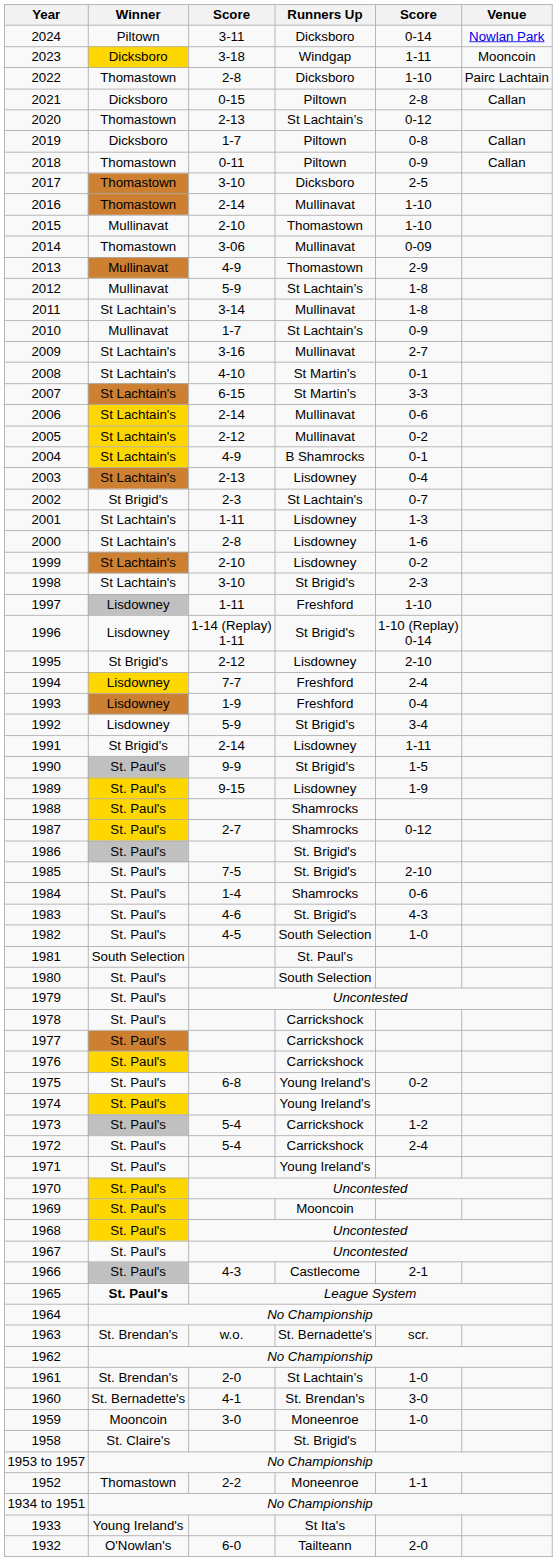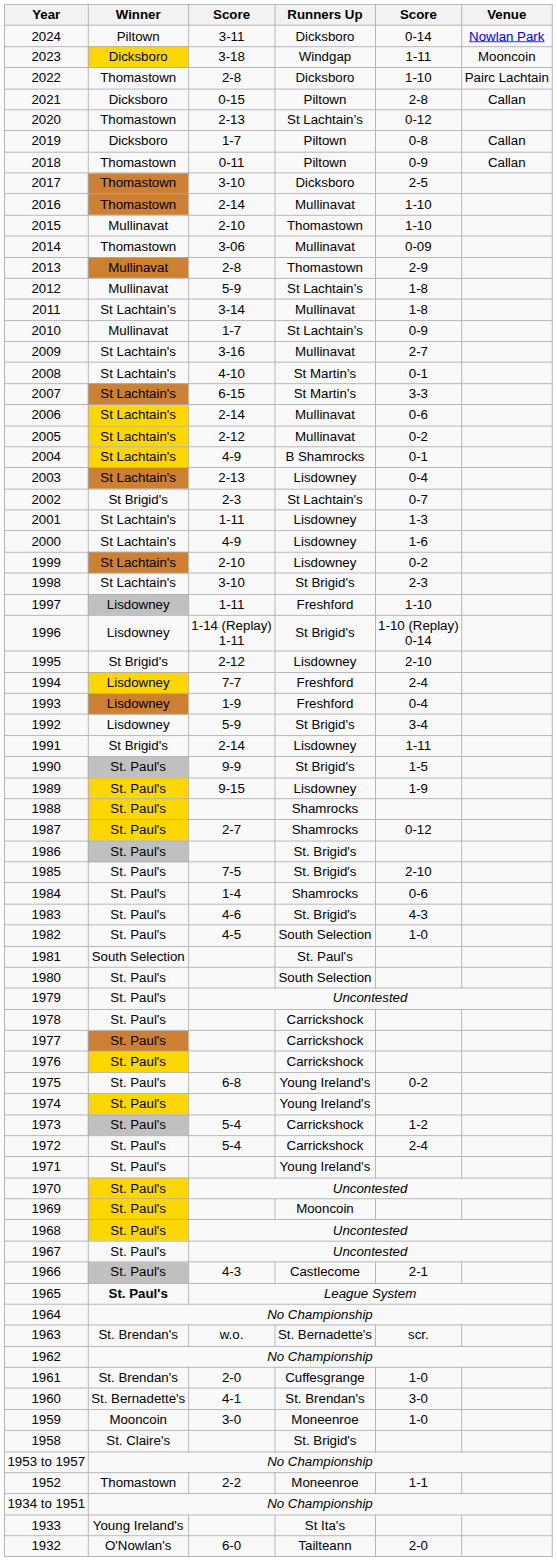(232, 267) 4-9 -> (232, 267) 2-8
(232, 541) 2-8 -> (232, 541) 4-9
(325, 1377) St Lachtain’s -> (325, 1377) Cuffesgrange
